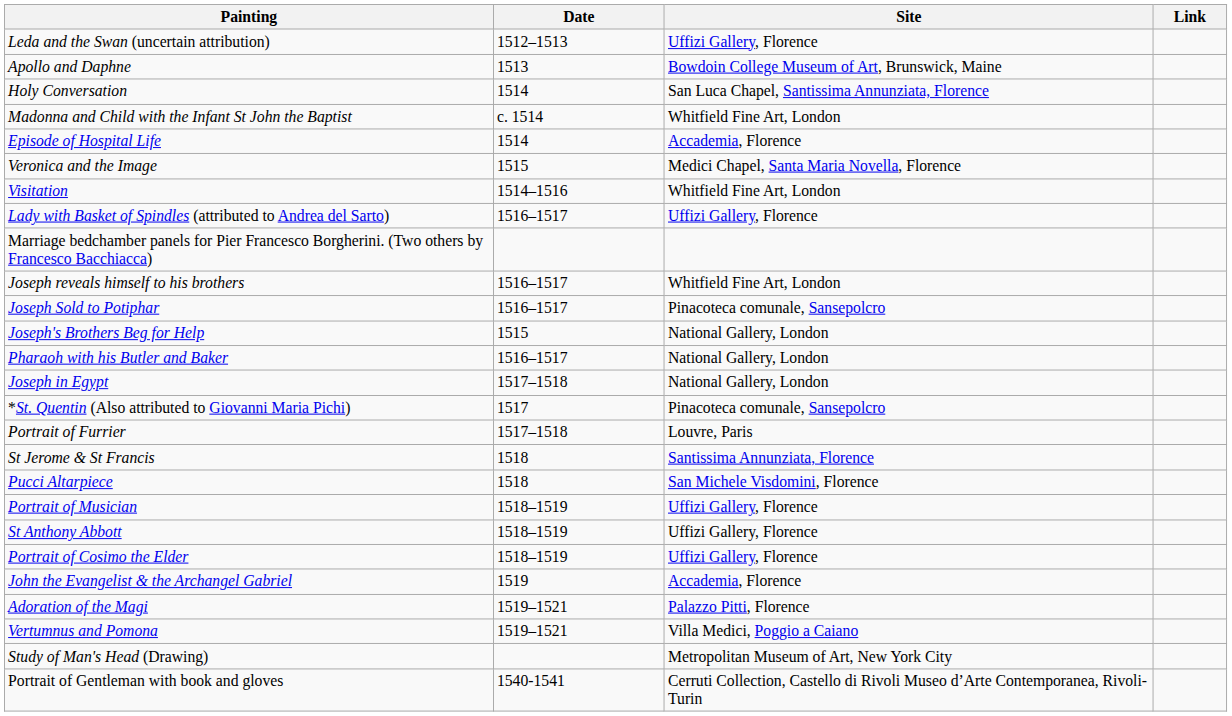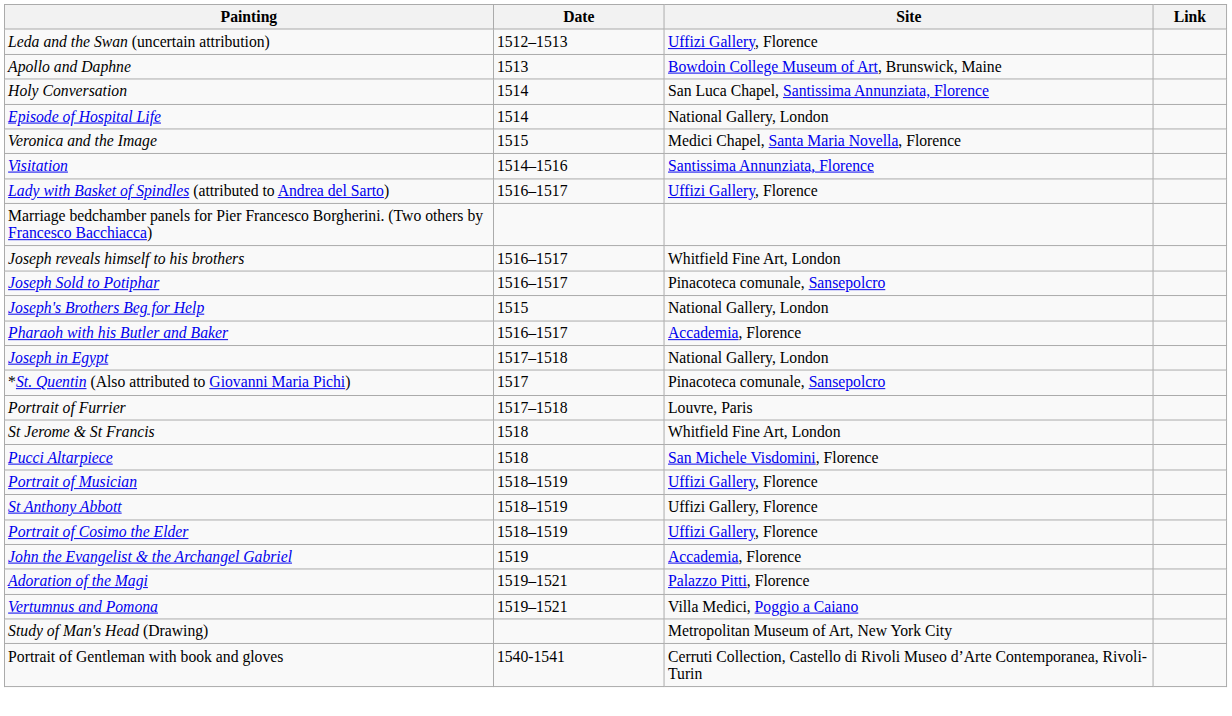- row: (180, 116)
(735, 141) Accademia, Florence -> (748, 116) National Gallery, London
(754, 191) Whitfield Fine Art, London -> (771, 166) Santissima Annunziata, Florence
(748, 357) National Gallery, London -> (735, 332) Accademia, Florence
(771, 457) Santissima Annunziata, Florence -> (754, 432) Whitfield Fine Art, London
